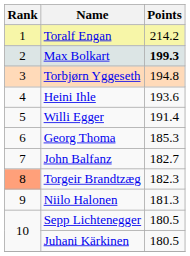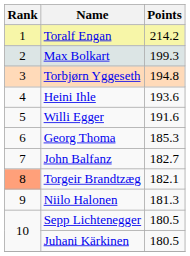(164, 55) bold -> (164, 55) normal
(164, 117) 191.4 -> (164, 117) 191.6
(164, 179) 182.3 -> (164, 179) 182.1
